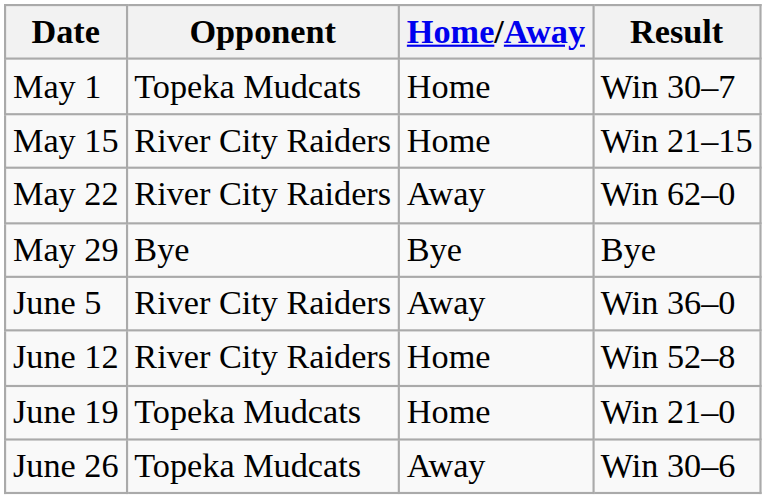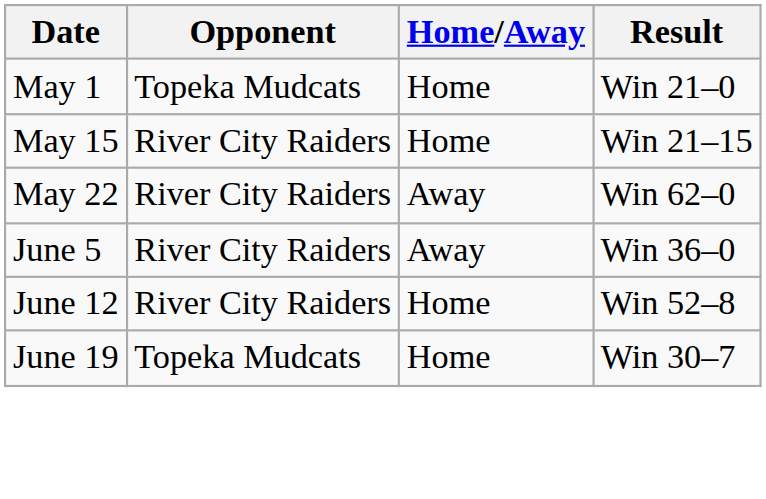(668, 85) Win 30–7 -> (668, 85) Win 21–0
- row: (66, 248)
(668, 411) Win 21–0 -> (668, 357) Win 30–7
- row: (66, 466)
